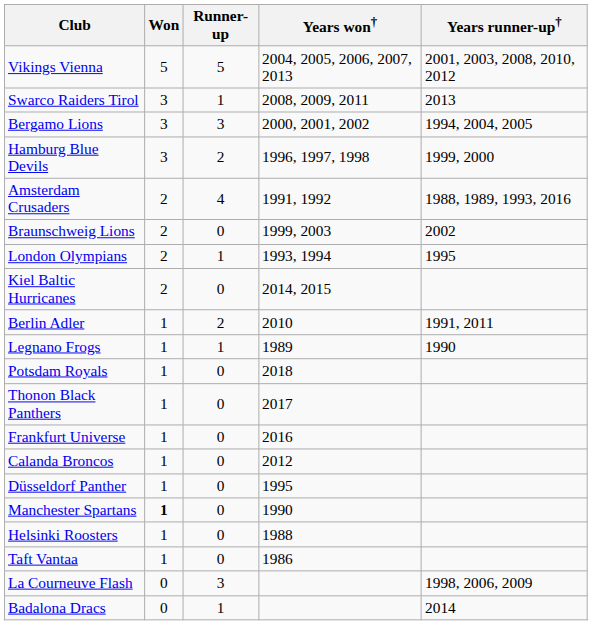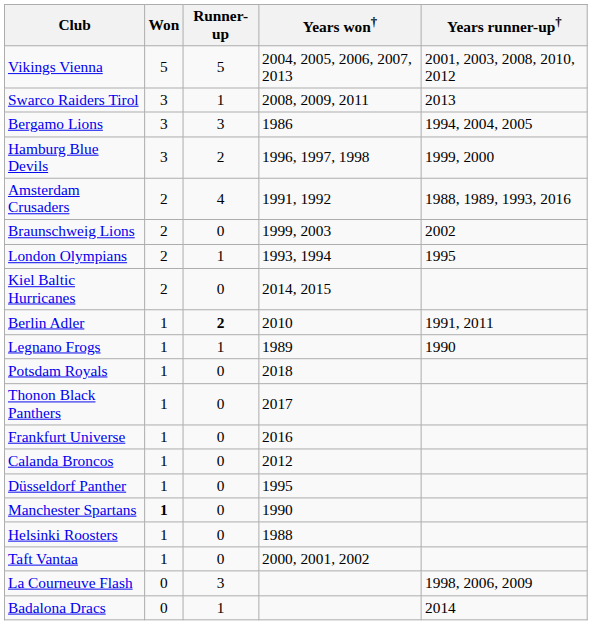(316, 124) 2000, 2001, 2002 -> (277, 124) 1986
(221, 322) normal -> (221, 322) bold
(277, 558) 1986 -> (316, 558) 2000, 2001, 2002
